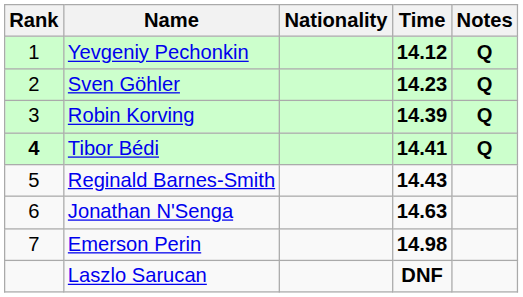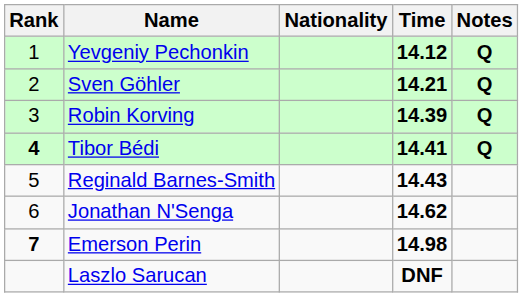(422, 84) 14.23 -> (422, 84) 14.21
(422, 212) 14.63 -> (422, 212) 14.62
(34, 244) normal -> (34, 244) bold
